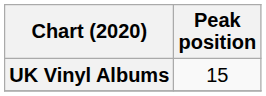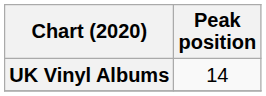(217, 74) 15 -> (217, 74) 14
